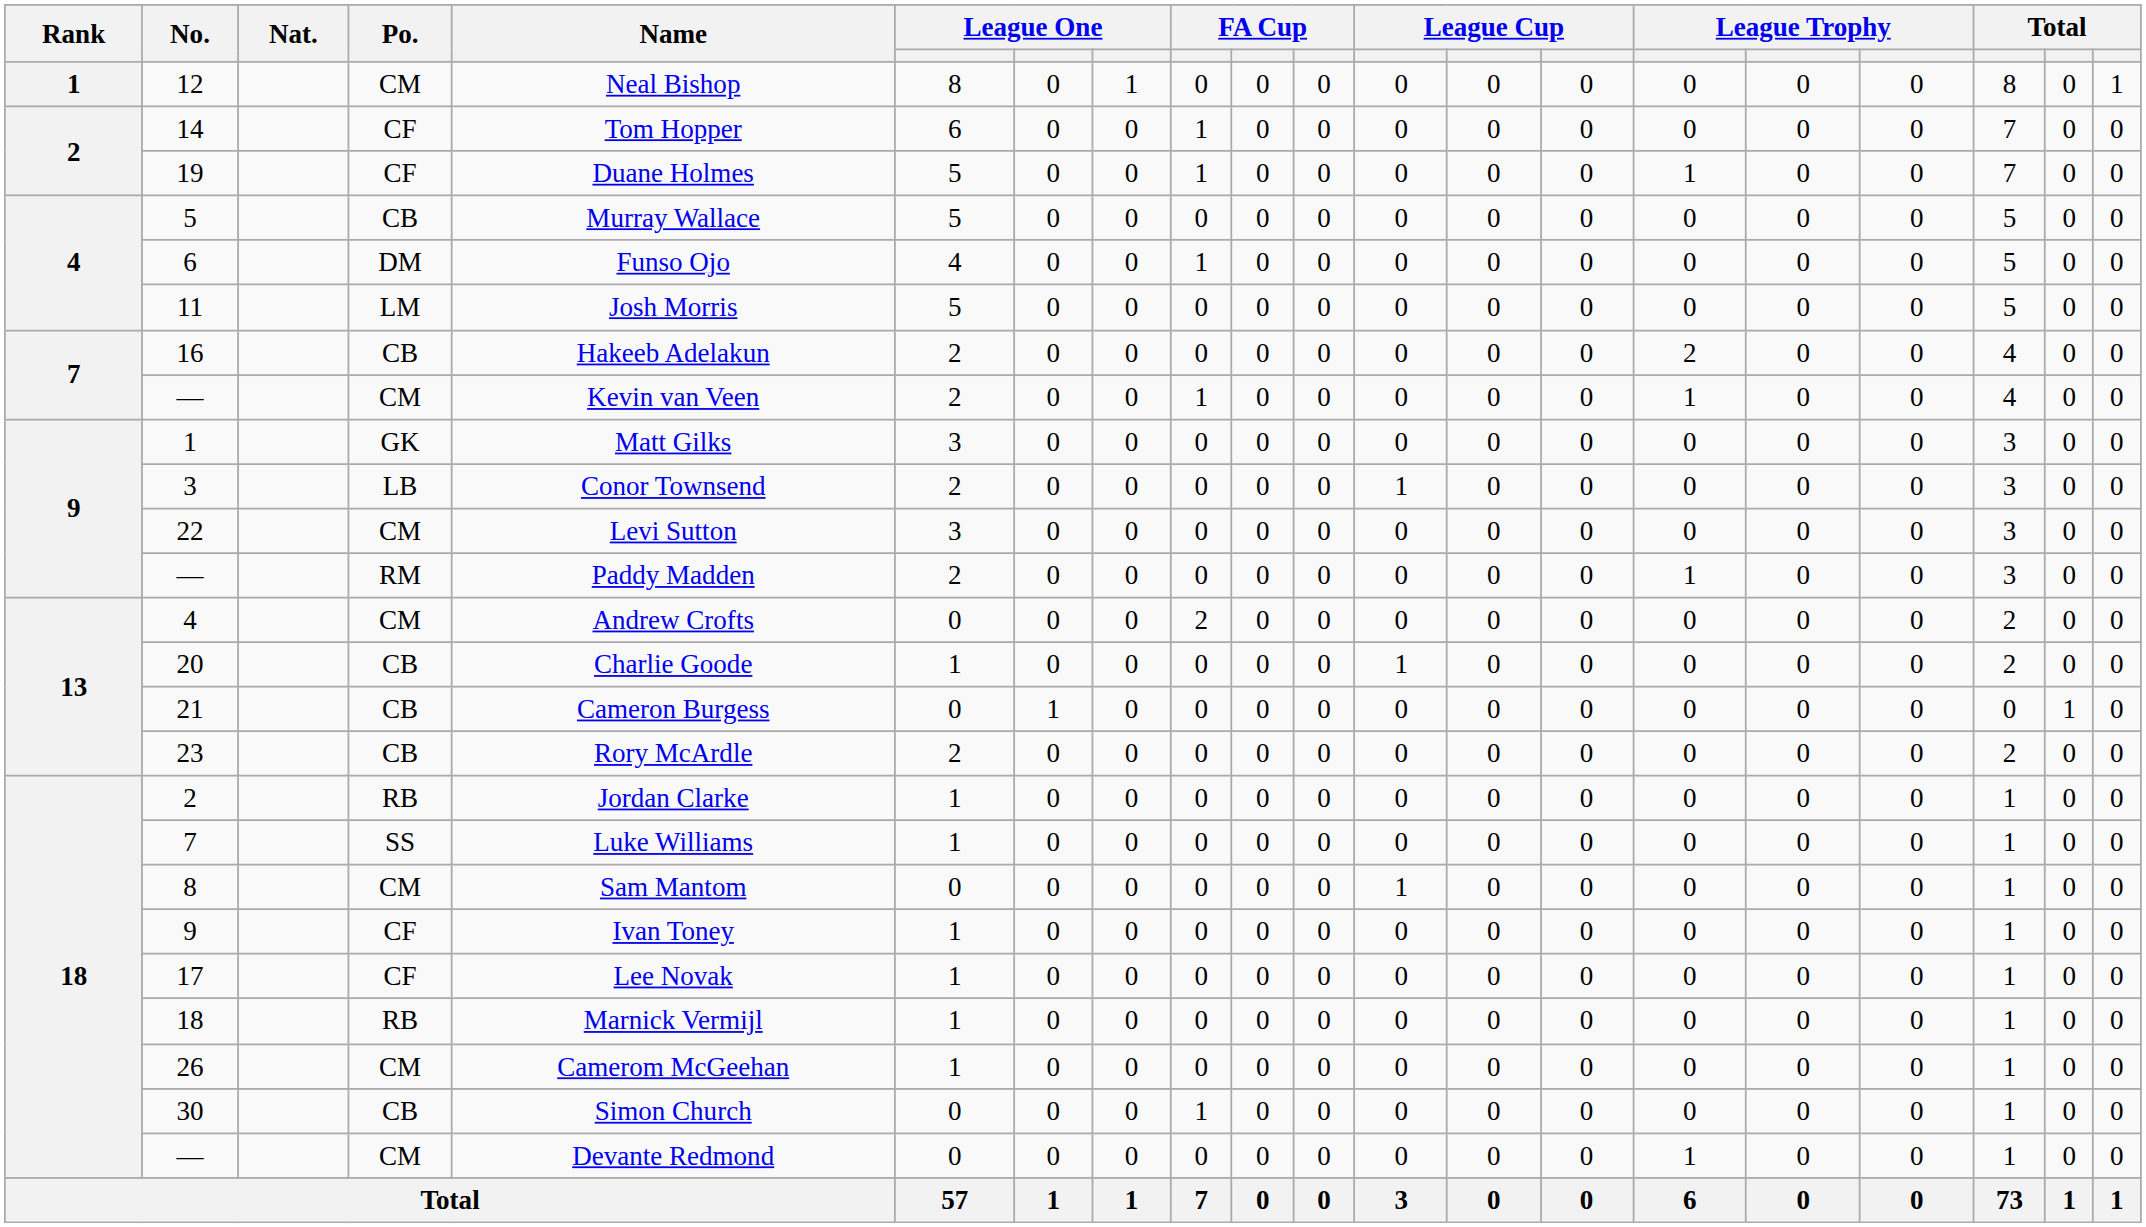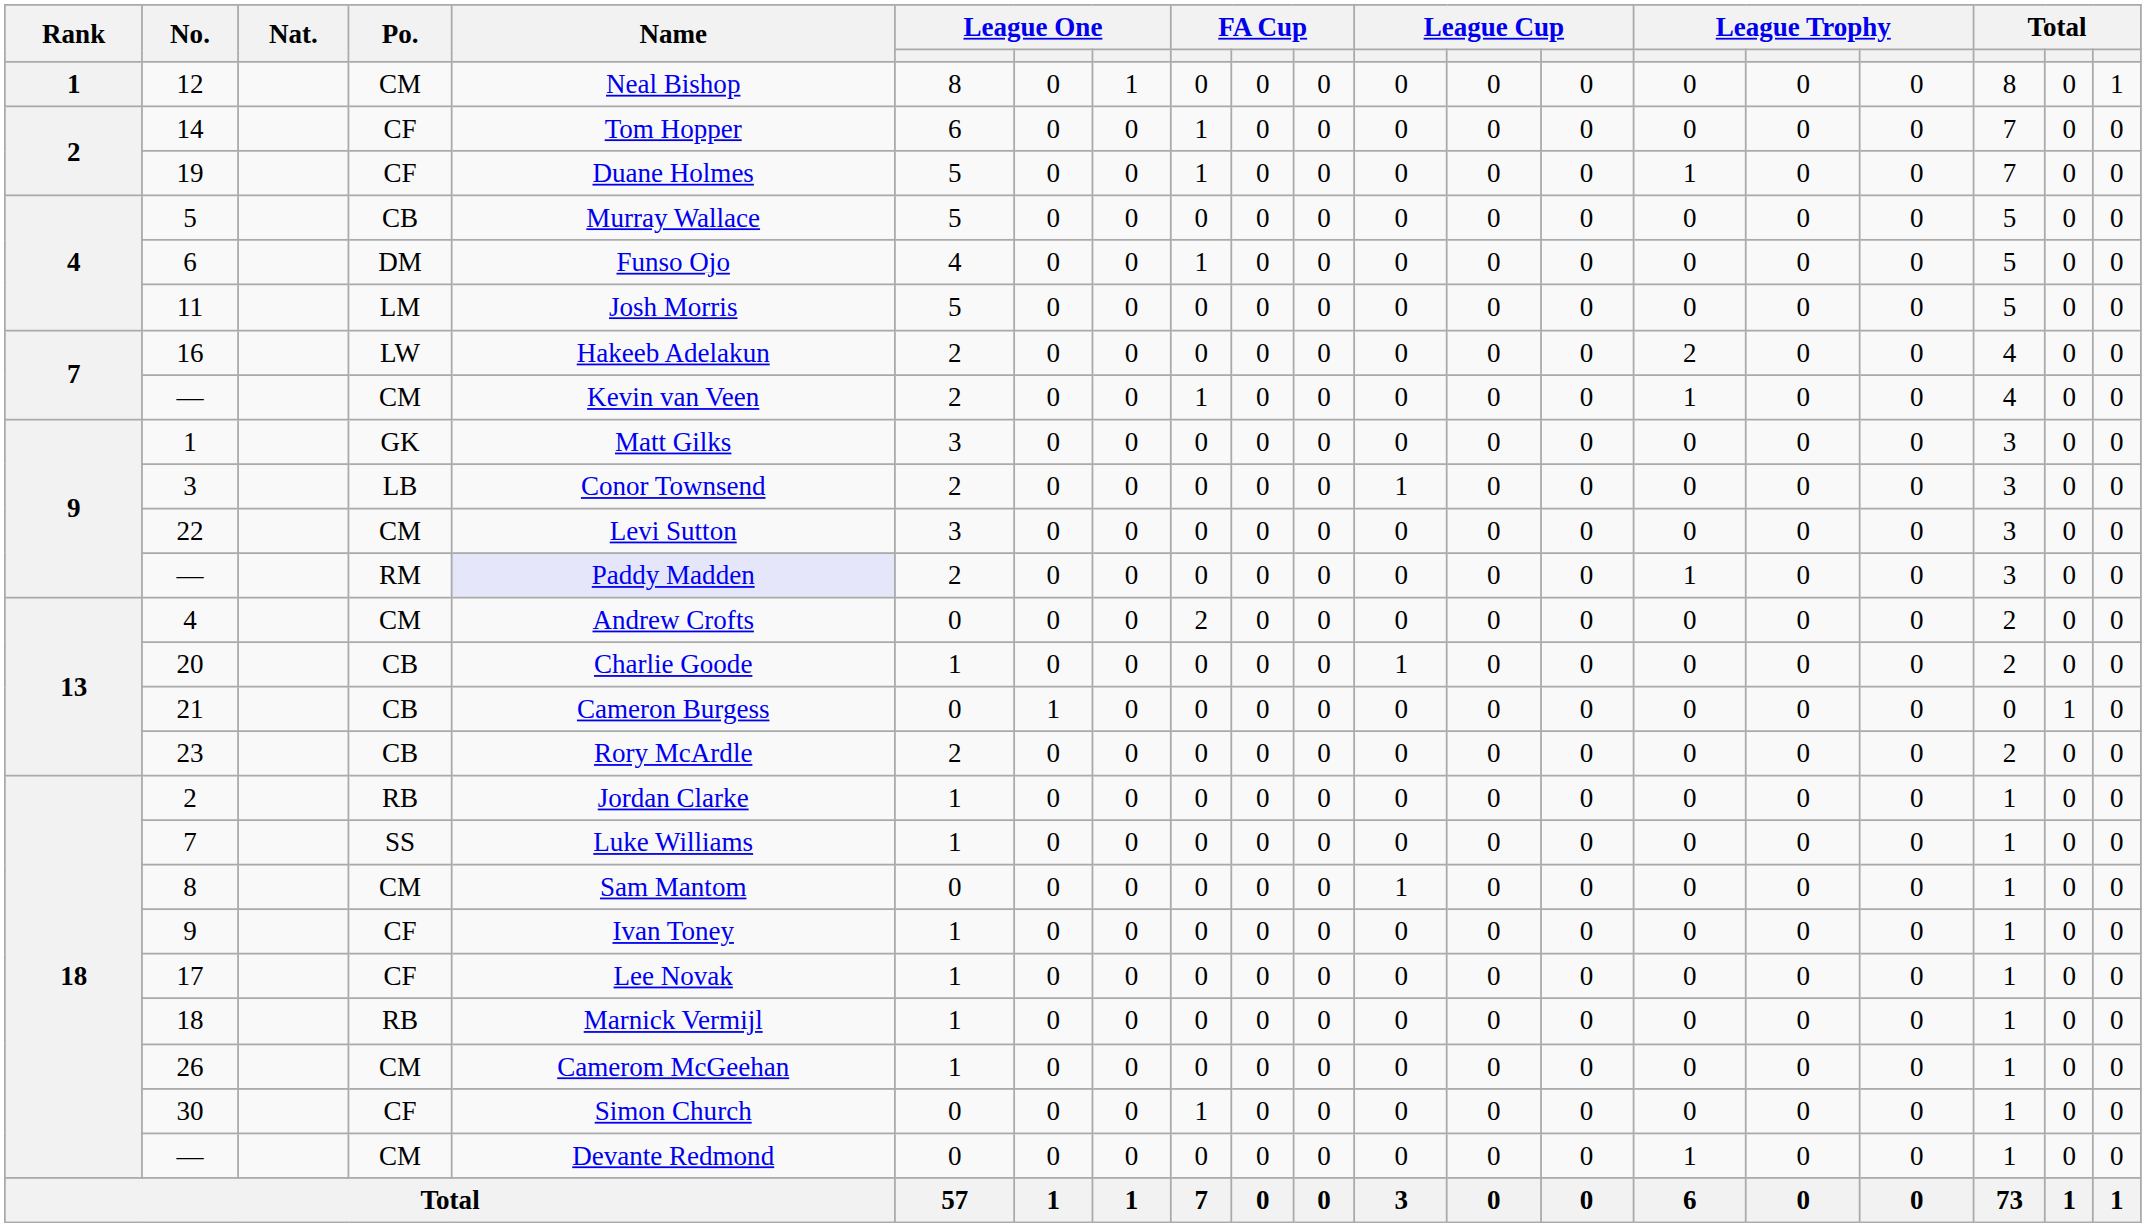(400, 351) CB -> (400, 351) LW
(673, 574) no background -> (673, 574) lavender background
(400, 1110) CB -> (400, 1110) CF
